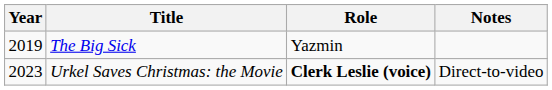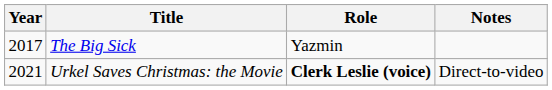(25, 44) 2019 -> (25, 44) 2017
(25, 71) 2023 -> (25, 71) 2021
